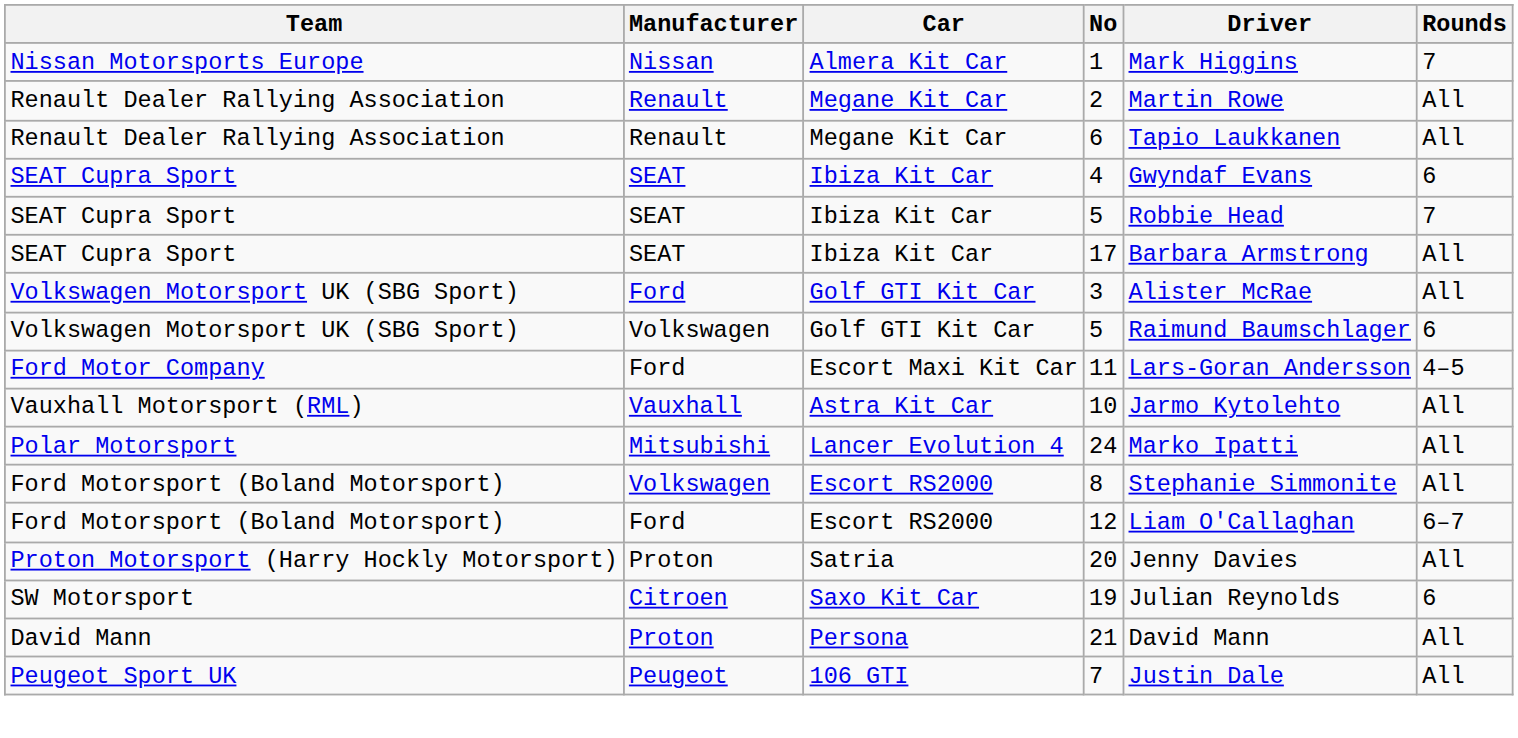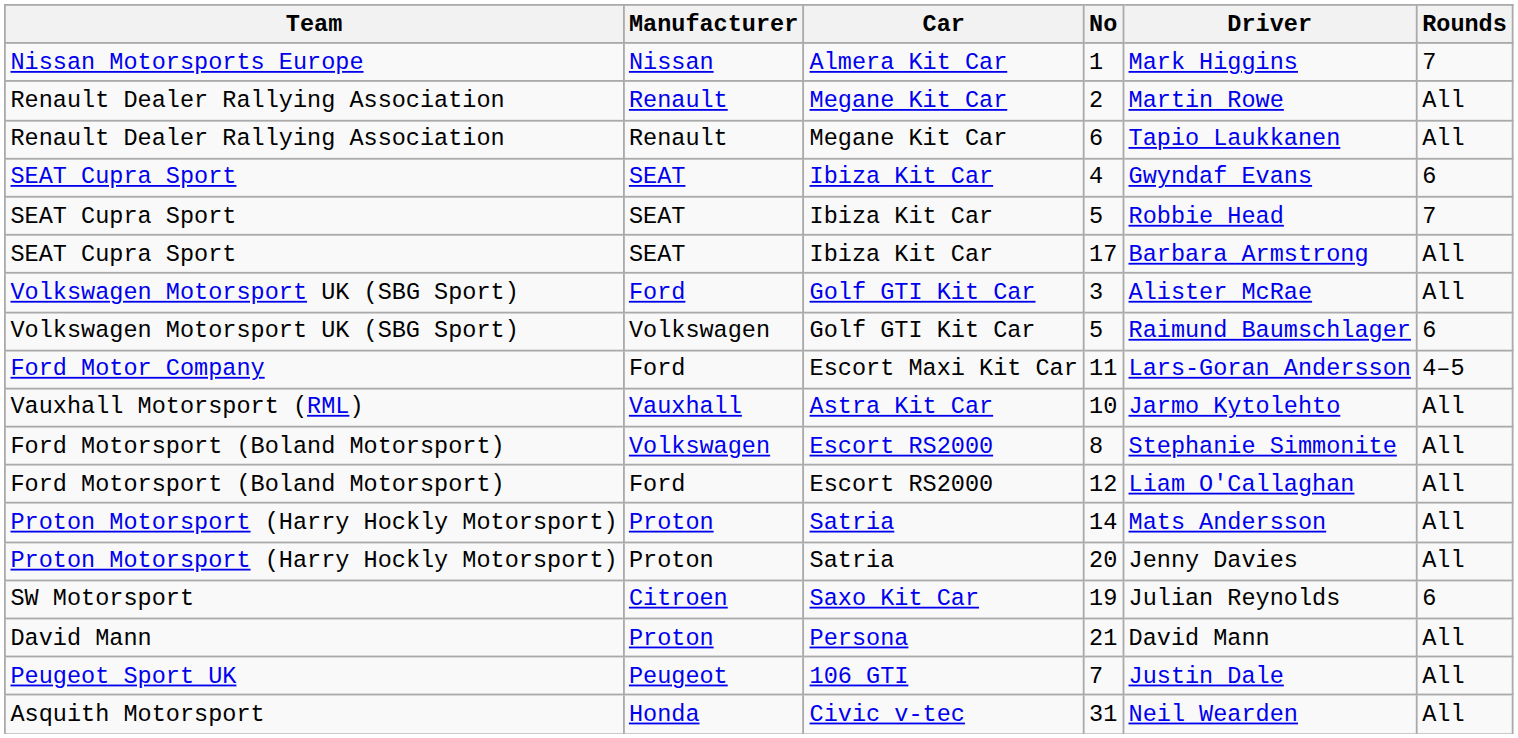- row: (123, 446)
(1443, 523) 6–7 -> (1443, 484) All
+ row: (314, 523)
+ row: (138, 714)
